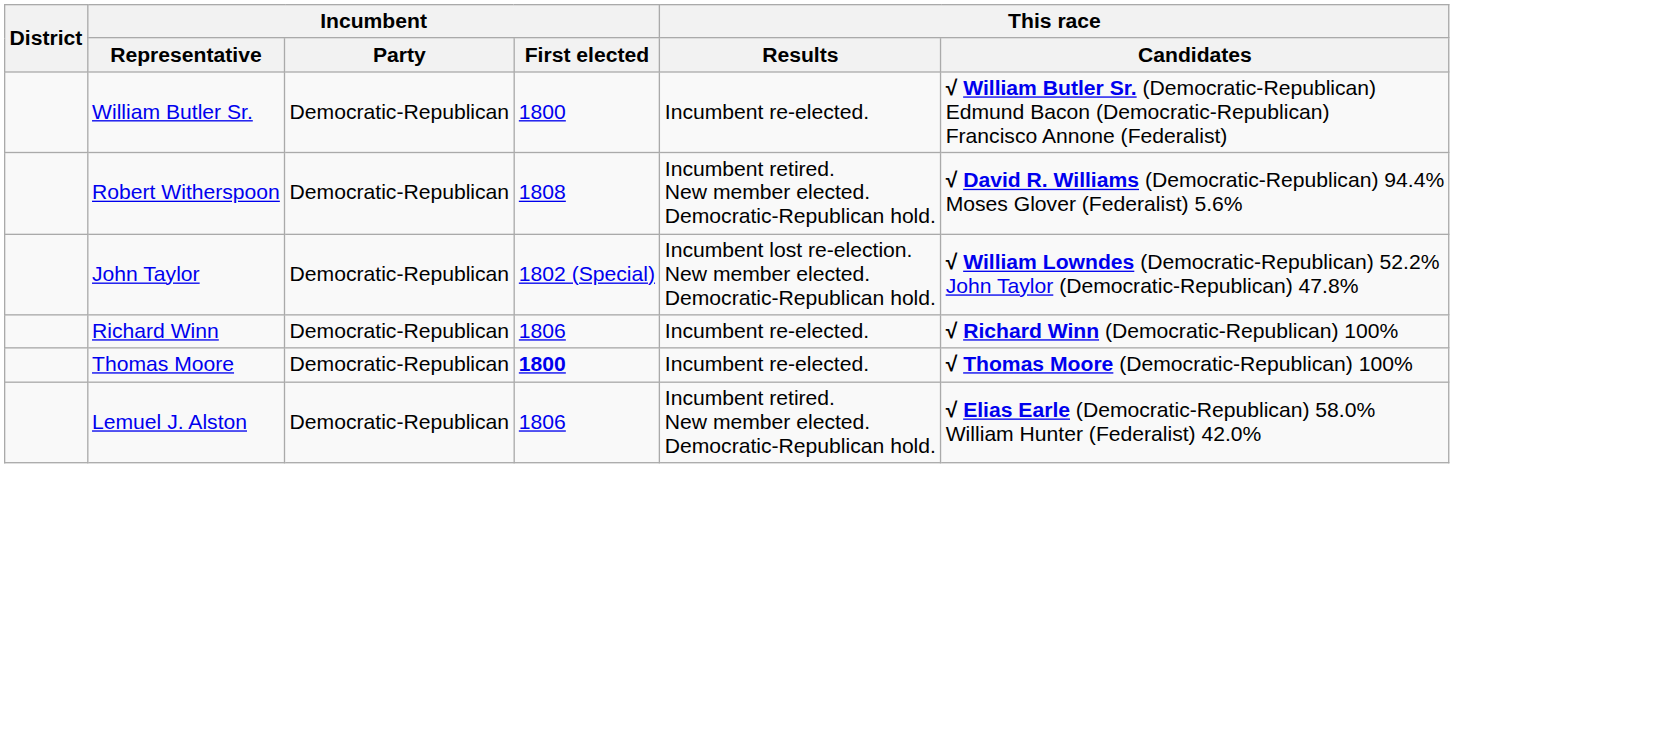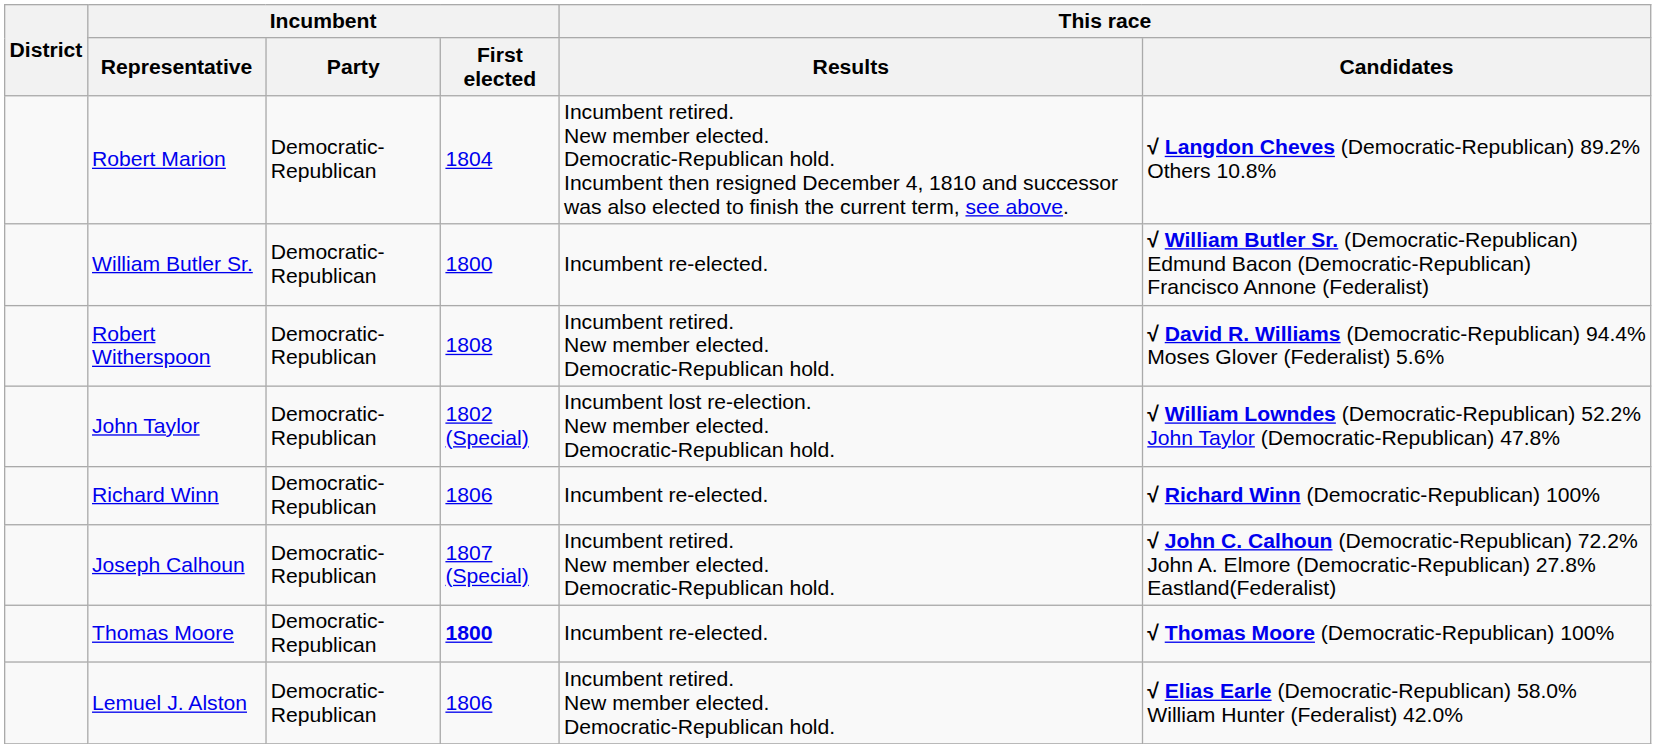+ row: (159, 159)
+ row: (168, 564)
